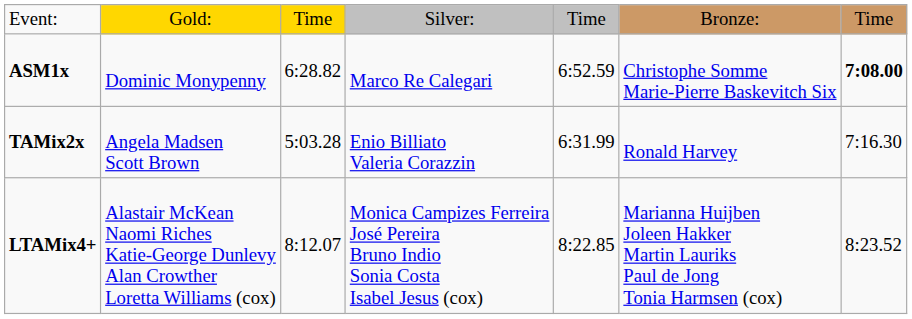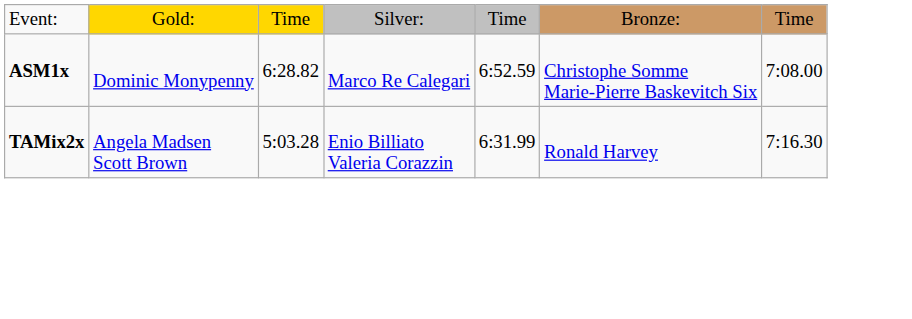(874, 70) bold -> (794, 70) normal
- row: (53, 245)
